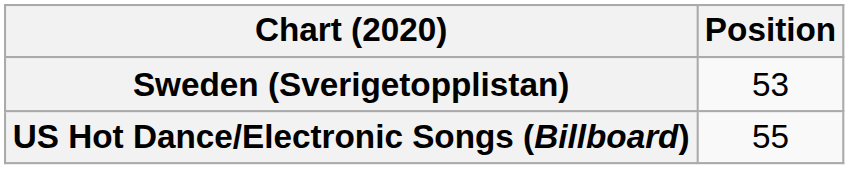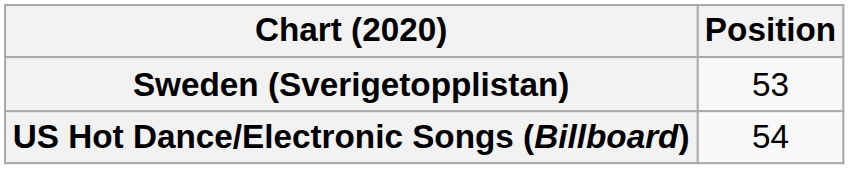(770, 136) 55 -> (770, 136) 54
